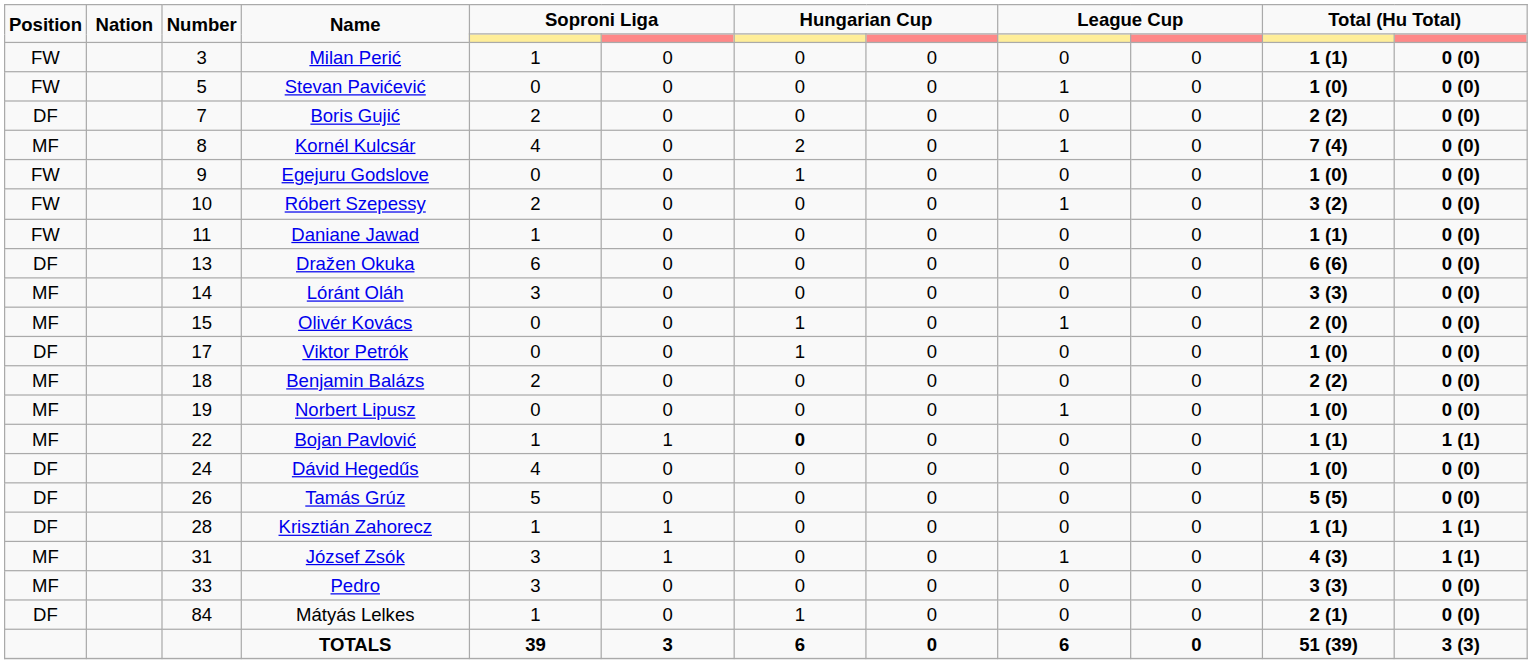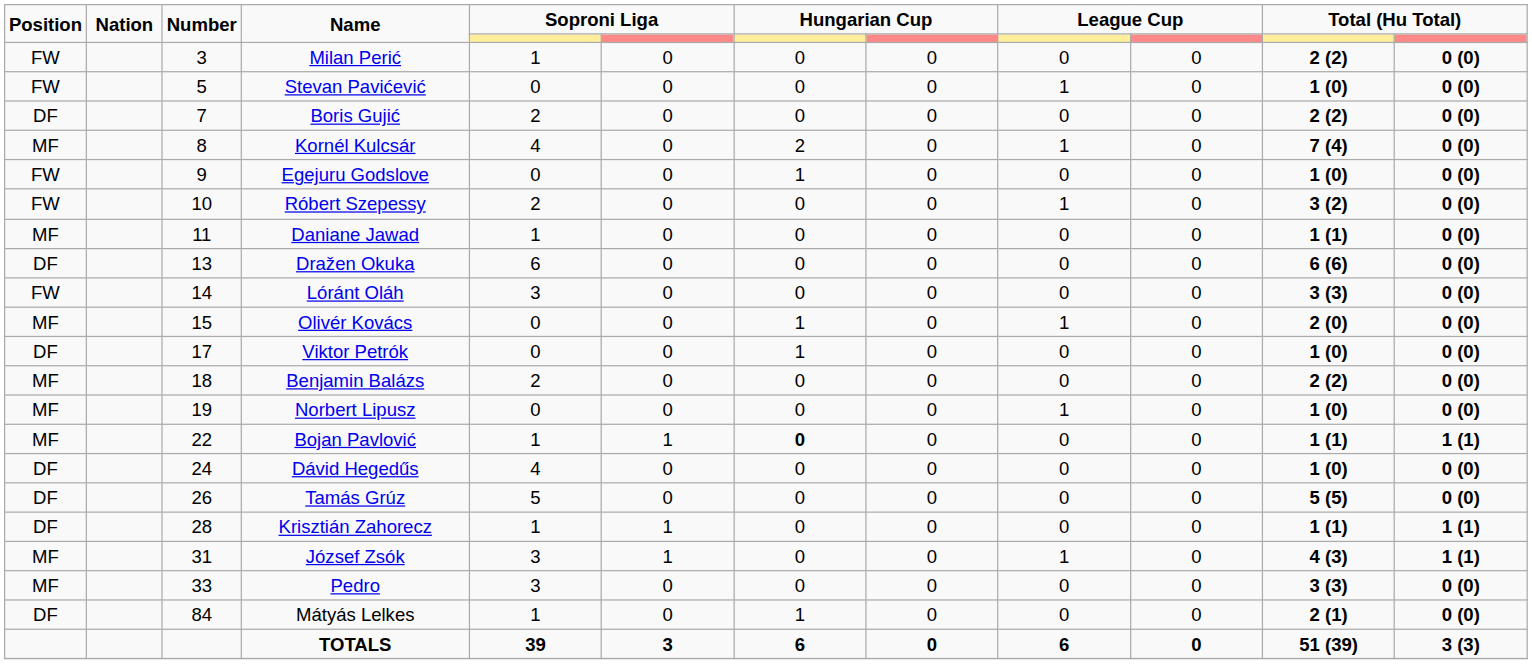(1329, 57) 1 (1) -> (1329, 57) 2 (2)
(45, 234) FW -> (45, 234) MF
(45, 292) MF -> (45, 292) FW
